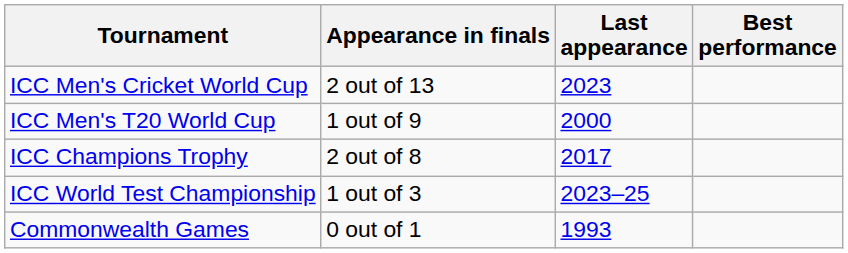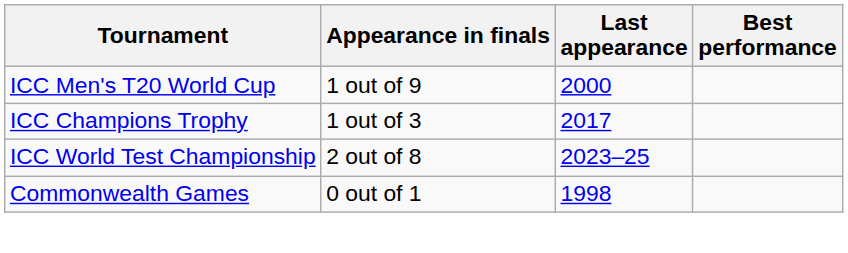- row: (159, 84)
(374, 157) 2 out of 8 -> (374, 120) 1 out of 3
(374, 193) 1 out of 3 -> (374, 157) 2 out of 8
(586, 229) 1993 -> (586, 193) 1998
